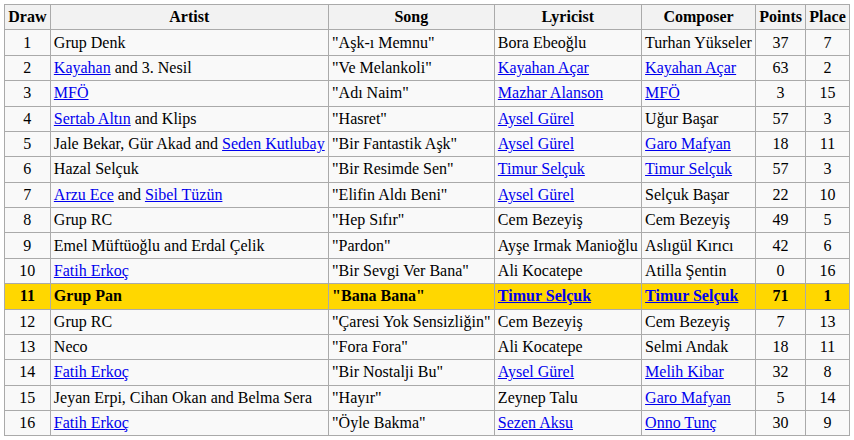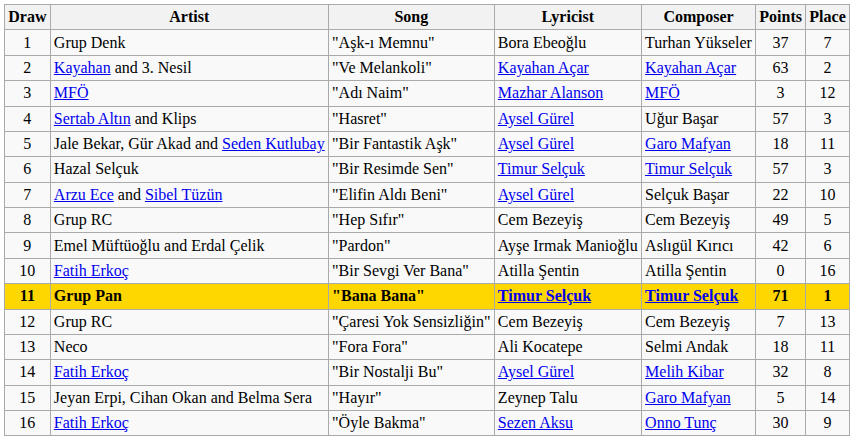(828, 93) 15 -> (828, 93) 12
(540, 270) Ali Kocatepe -> (539, 270) Atilla Şentin
